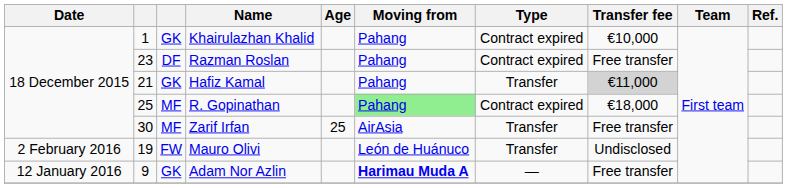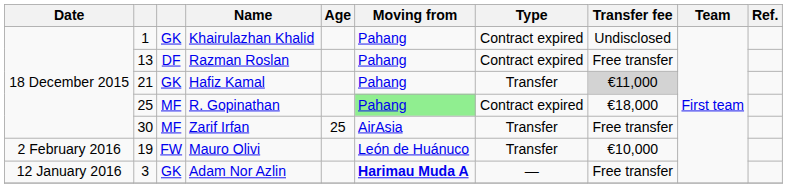(633, 37) €10,000 -> (633, 37) Undisclosed
(145, 60) 23 -> (145, 60) 13
(633, 149) Undisclosed -> (633, 149) €10,000
(145, 171) 9 -> (145, 171) 3
